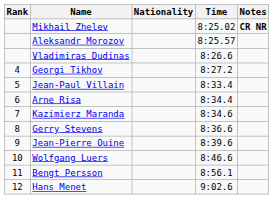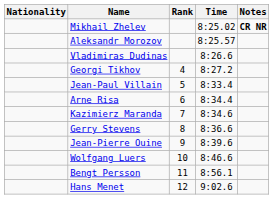columns swapped: (17, 12) <-> (164, 12)
